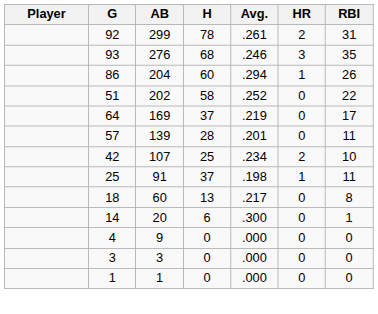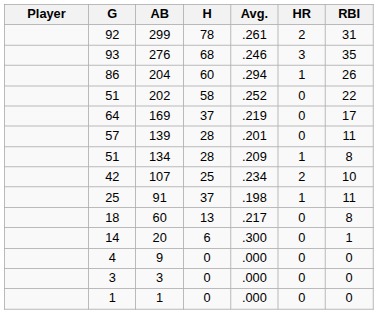+ row: (160, 156)
